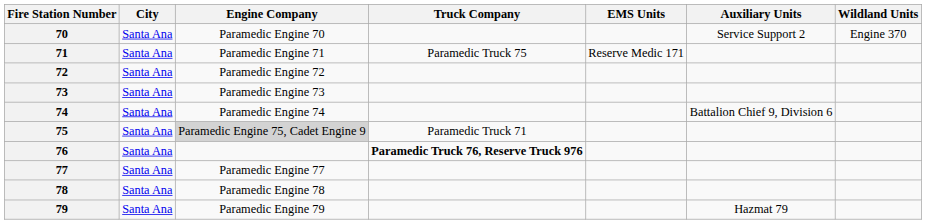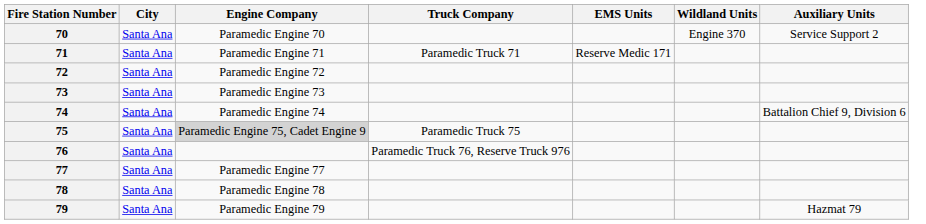columns swapped: (878, 14) <-> (761, 14)
(477, 53) Paramedic Truck 75 -> (471, 53) Paramedic Truck 71
(477, 131) Paramedic Truck 71 -> (471, 131) Paramedic Truck 75
(477, 151) bold -> (471, 151) normal
